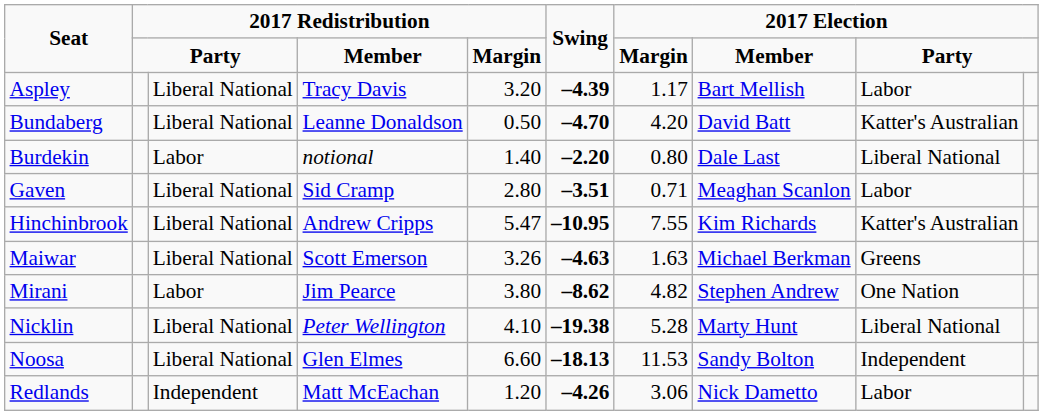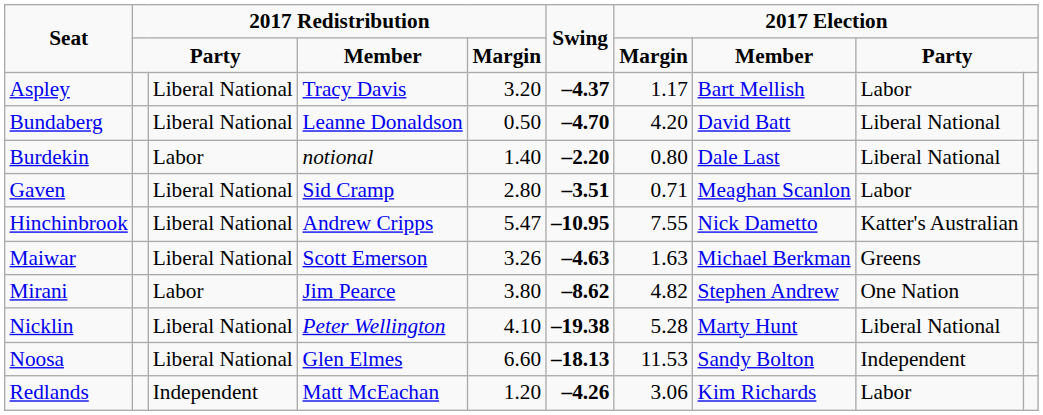(585, 88) –4.39 -> (585, 88) –4.37
(939, 122) Katter's Australian -> (930, 122) Liberal National
(757, 223) Kim Richards -> (758, 223) Nick Dametto
(758, 392) Nick Dametto -> (757, 392) Kim Richards
